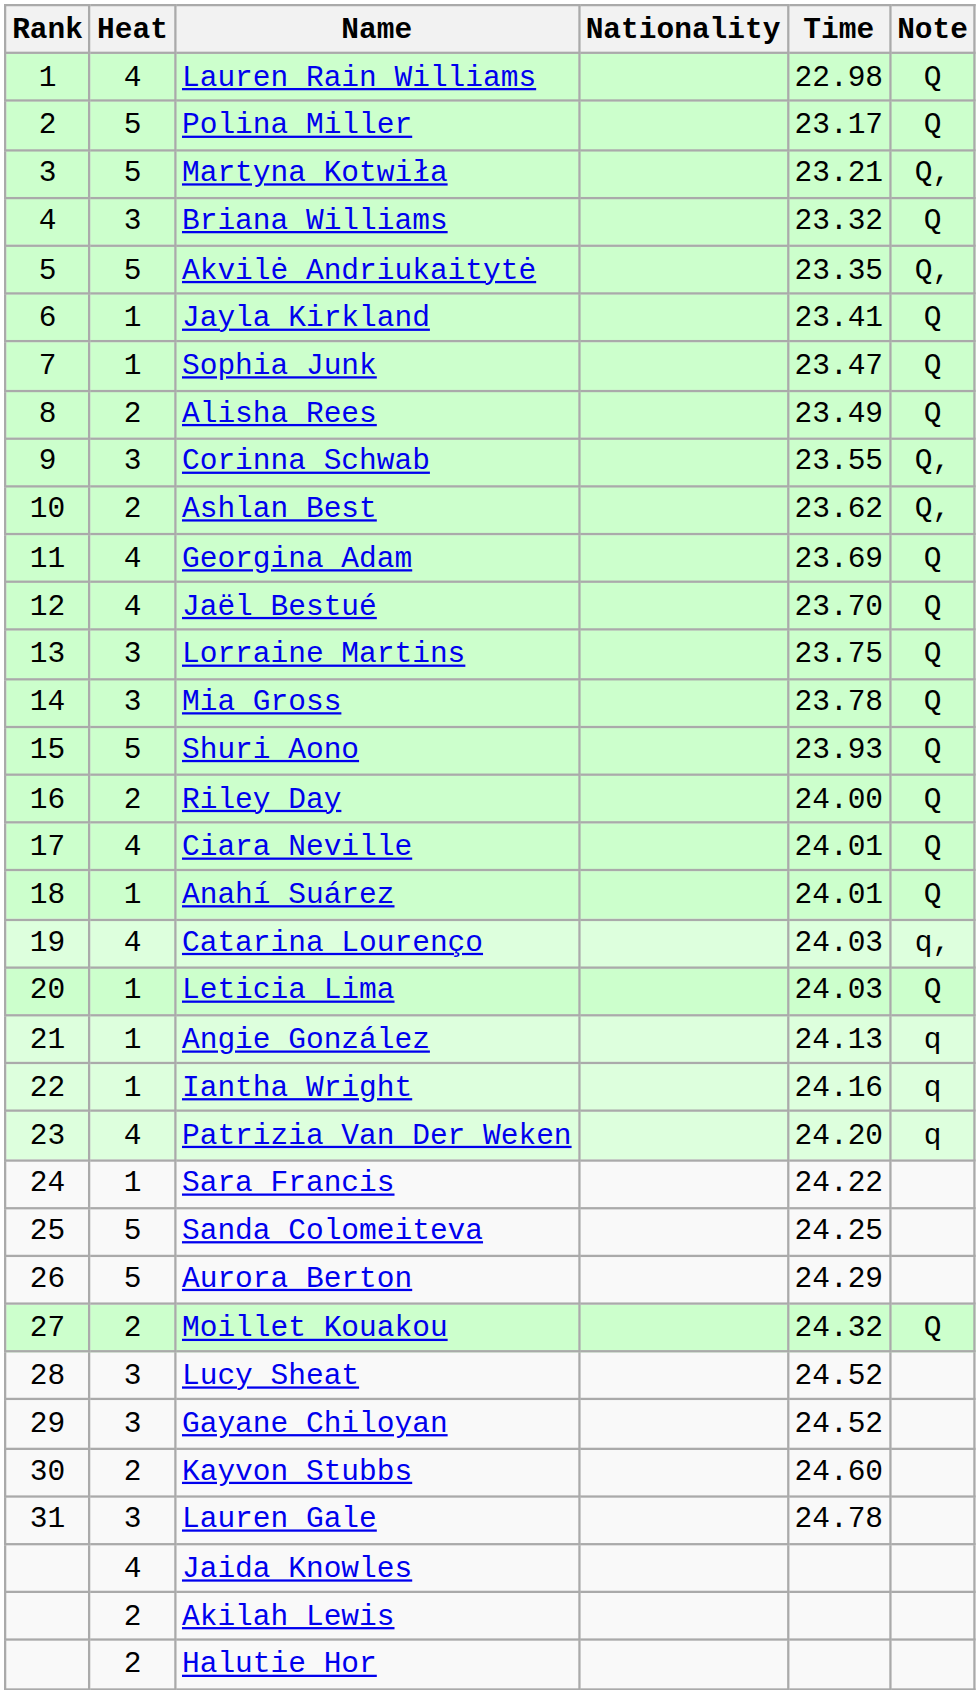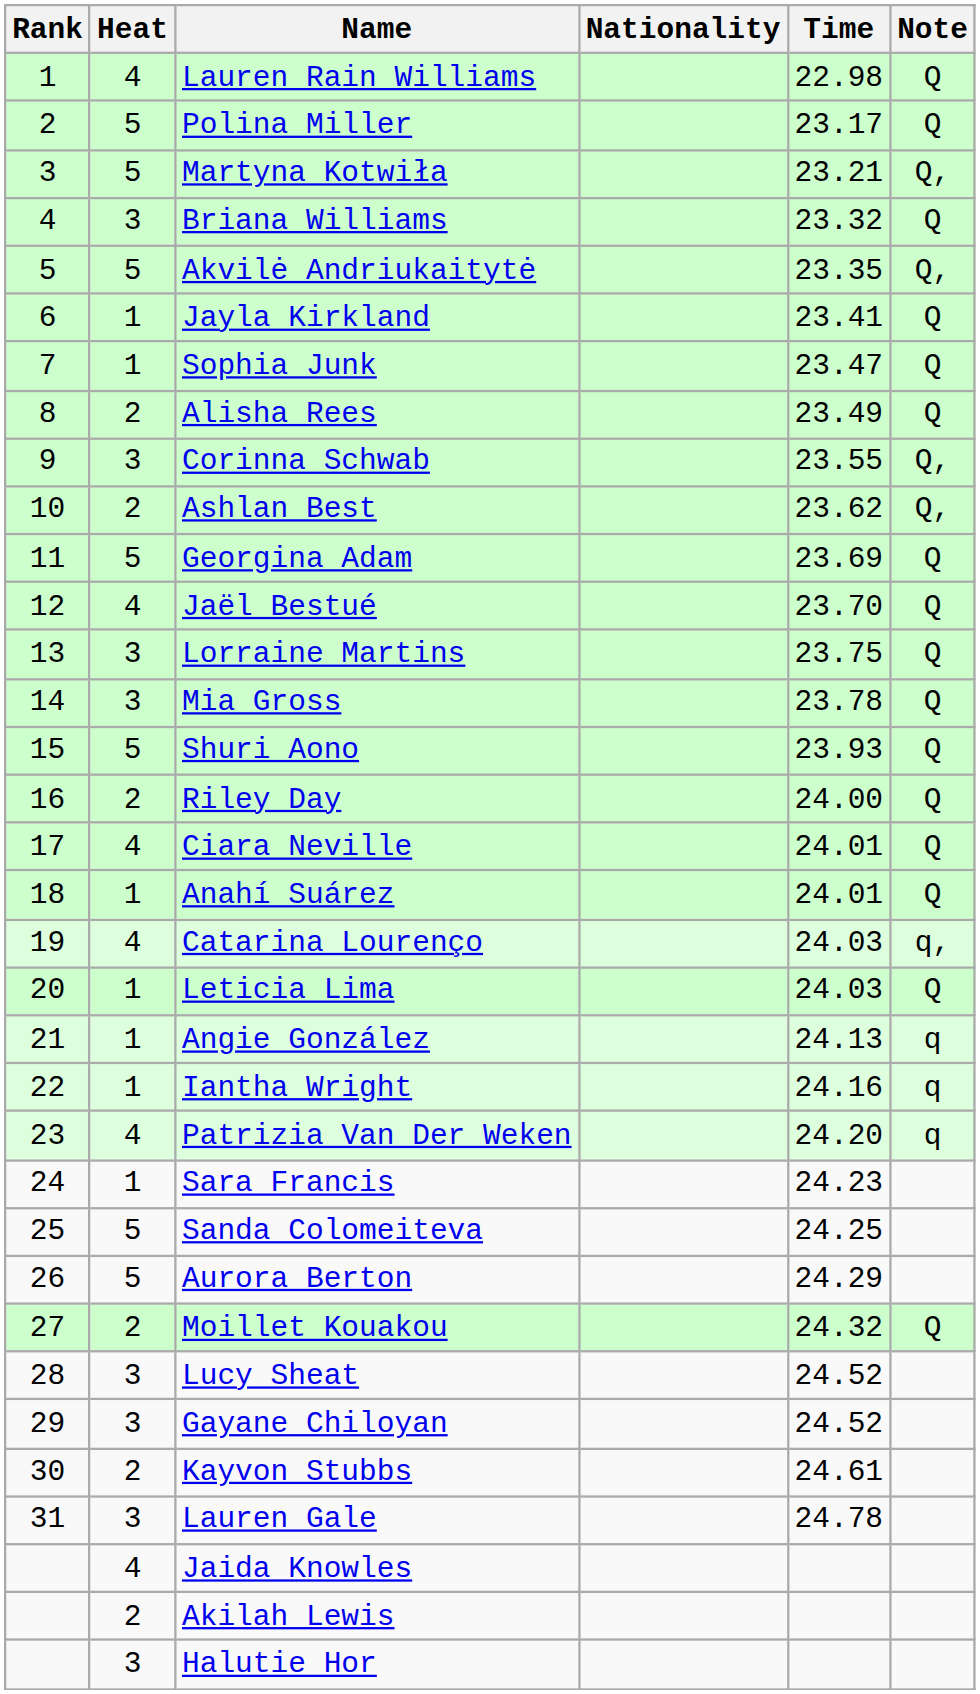(133, 558) 4 -> (133, 558) 5
(839, 1183) 24.22 -> (839, 1183) 24.23
(839, 1472) 24.60 -> (839, 1472) 24.61
(133, 1664) 2 -> (133, 1664) 3
